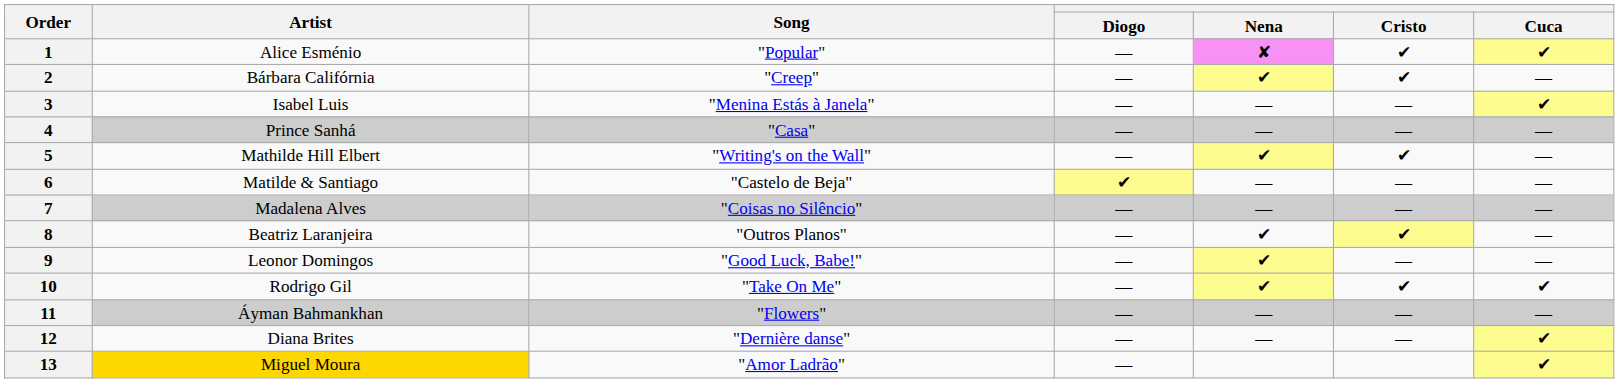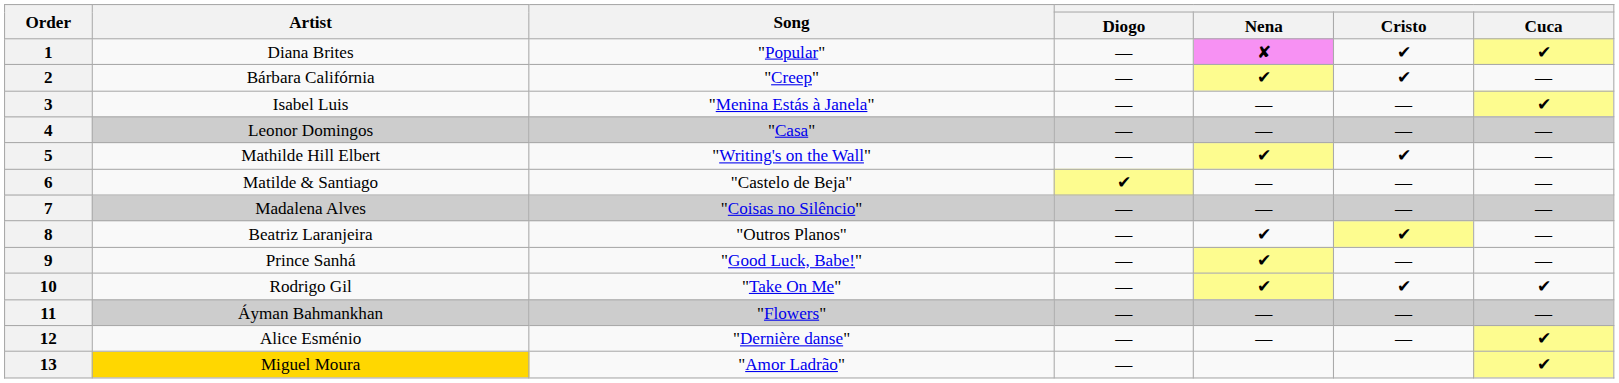(311, 52) Alice Esménio -> (311, 52) Diana Brites
(311, 130) Prince Sanhá -> (311, 130) Leonor Domingos
(311, 260) Leonor Domingos -> (311, 260) Prince Sanhá
(311, 338) Diana Brites -> (311, 338) Alice Esménio
